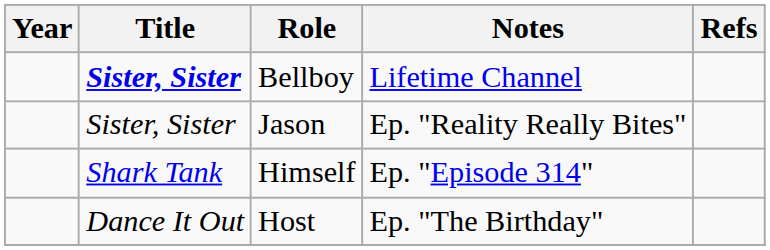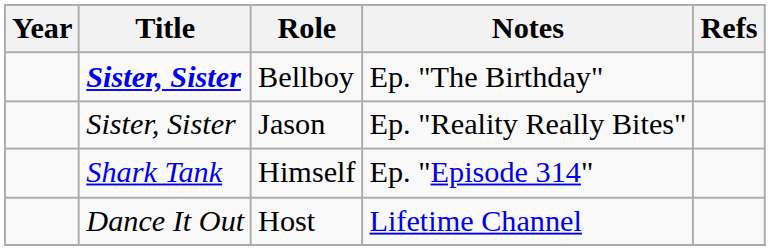(476, 76) Lifetime Channel -> (486, 76) Ep. "The Birthday"
(486, 220) Ep. "The Birthday" -> (476, 220) Lifetime Channel
